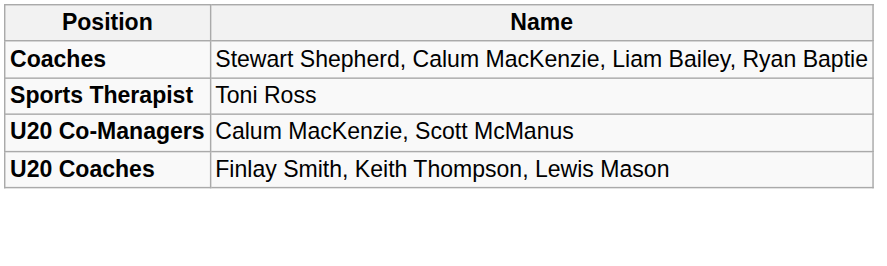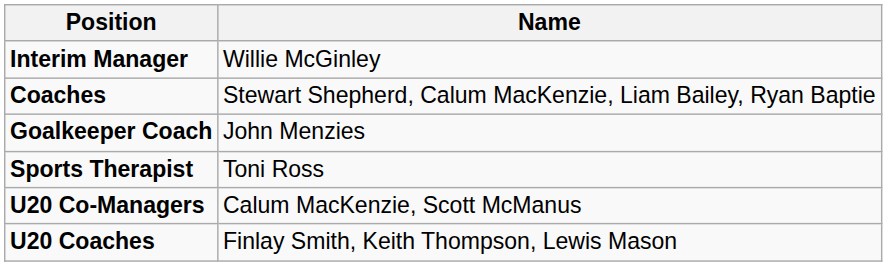+ row: (99, 59)
+ row: (111, 132)
